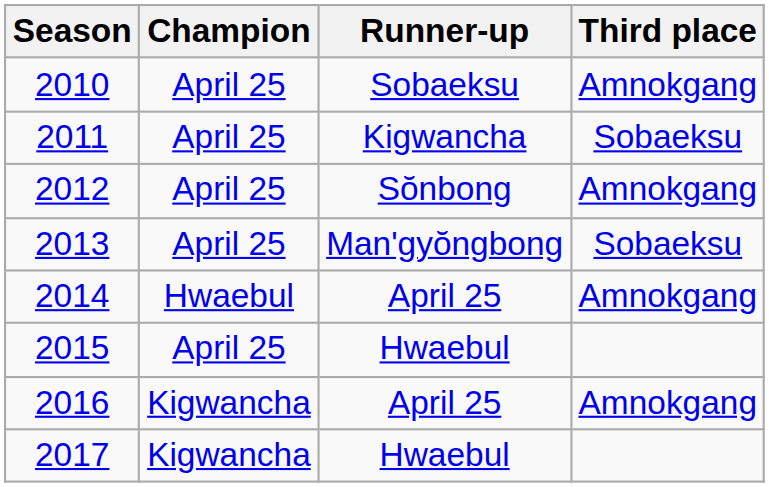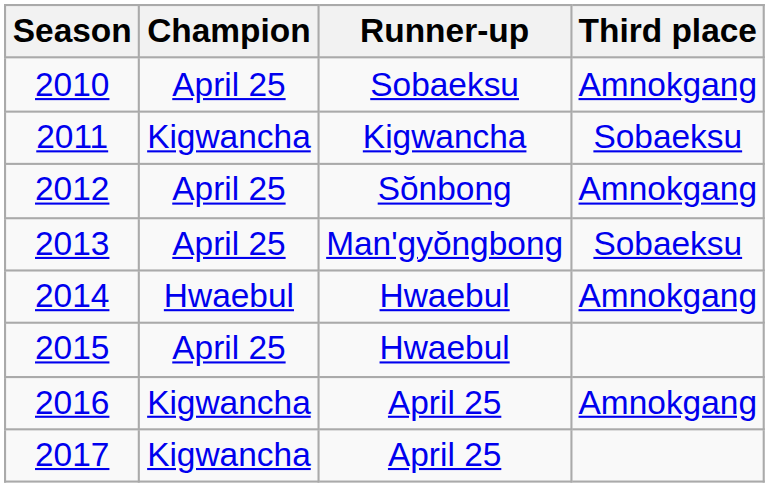(229, 137) April 25 -> (229, 137) Kigwancha
(445, 296) April 25 -> (445, 296) Hwaebul
(445, 455) Hwaebul -> (445, 455) April 25
